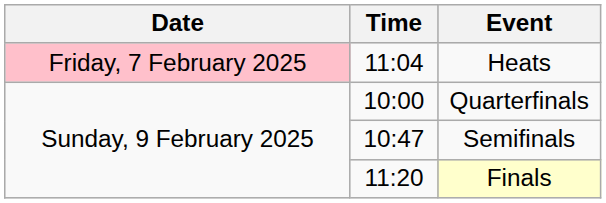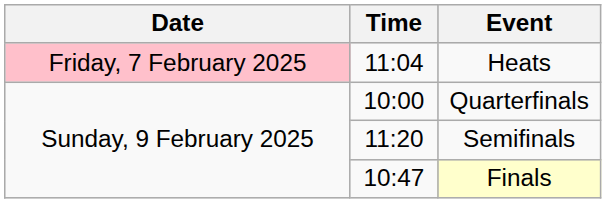(394, 139) 10:47 -> (394, 139) 11:20
(394, 178) 11:20 -> (394, 178) 10:47
